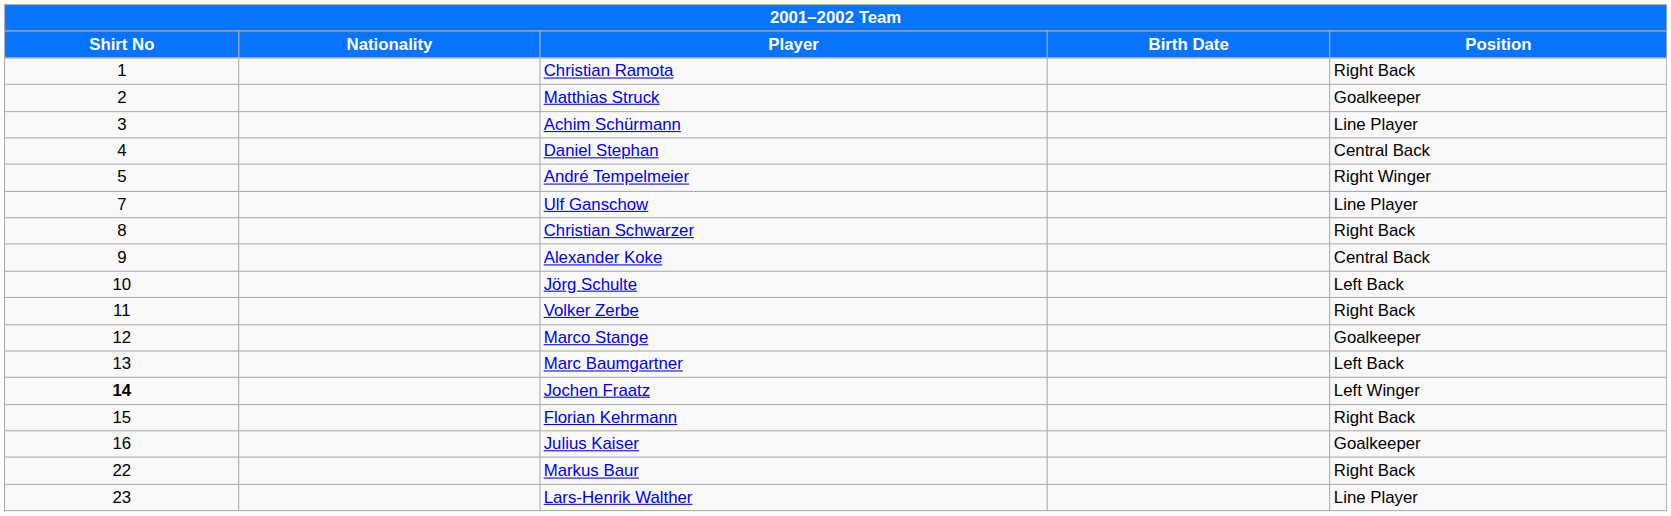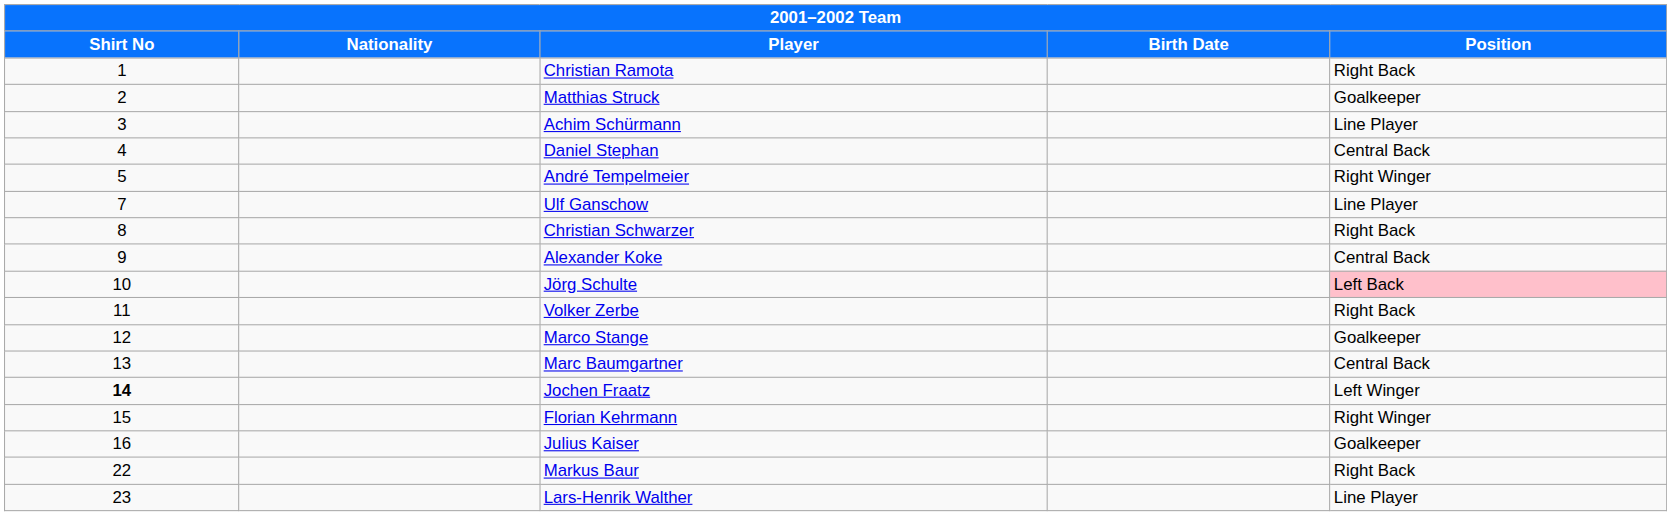(1369, 284) no background -> (1369, 284) pink background
(1369, 364) Left Back -> (1382, 364) Central Back
(1374, 417) Right Back -> (1382, 417) Right Winger
